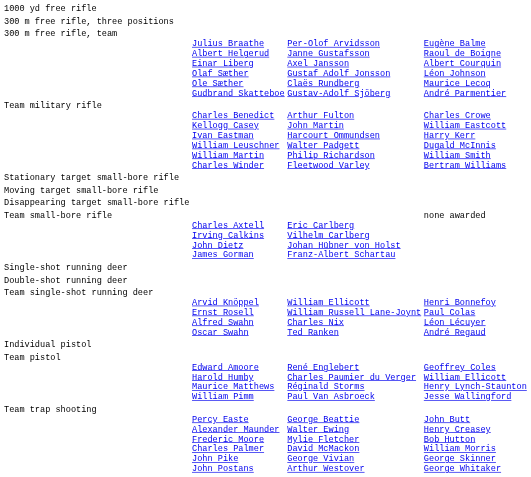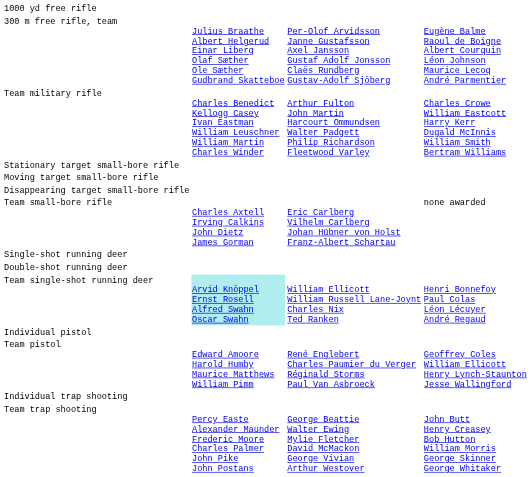- row: (89, 21)
(225, 317) no background -> (225, 305) paleturquoise background
+ row: (66, 397)
